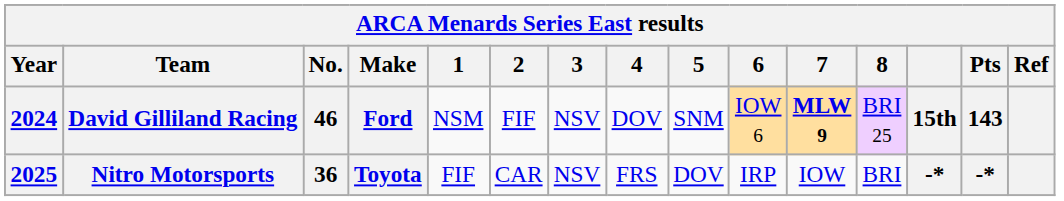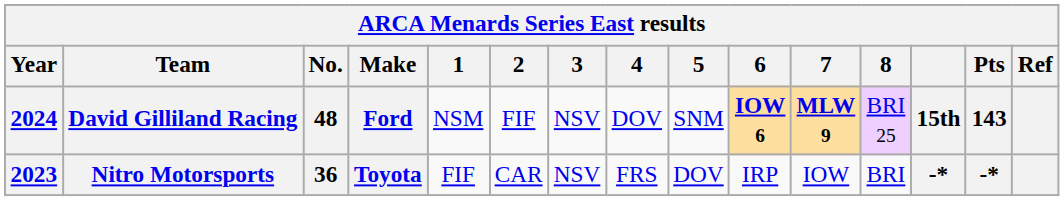(326, 119) 46 -> (326, 119) 48
(758, 118) normal -> (760, 119) bold
(34, 174) 2025 -> (34, 174) 2023
